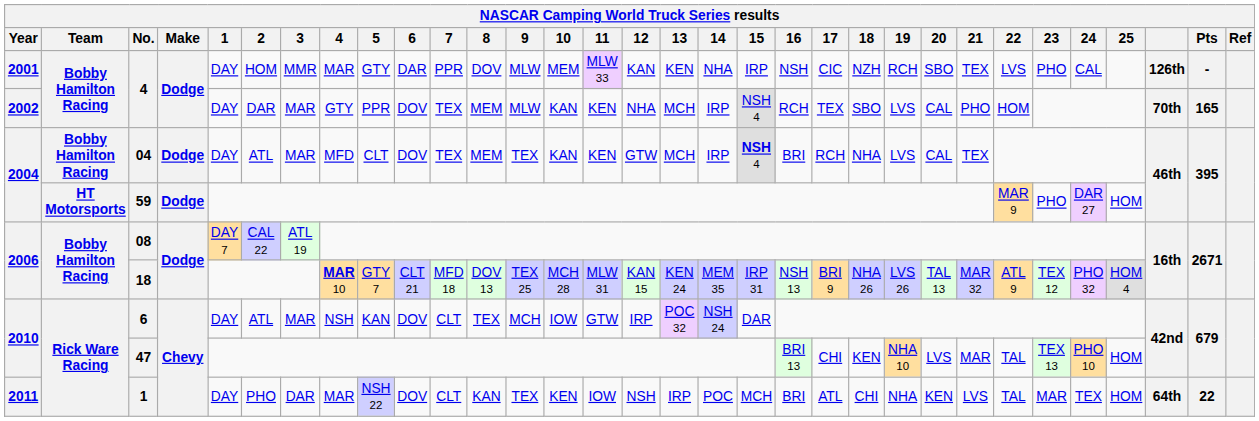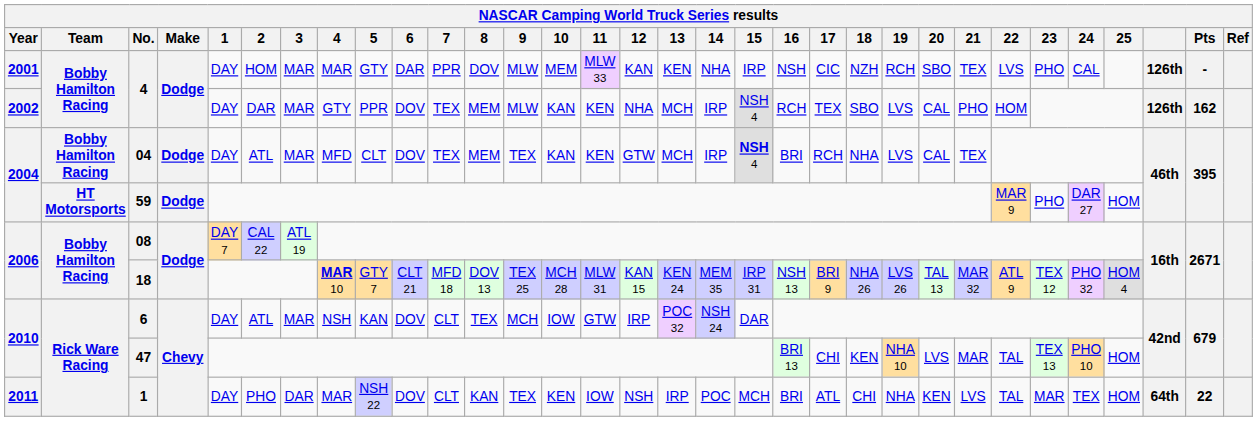(300, 69) MMR -> (299, 69) MAR
(1167, 108) 70th -> (1165, 108) 126th
(1207, 108) 165 -> (1205, 108) 162
